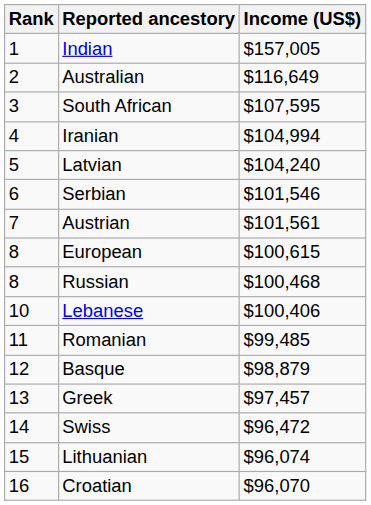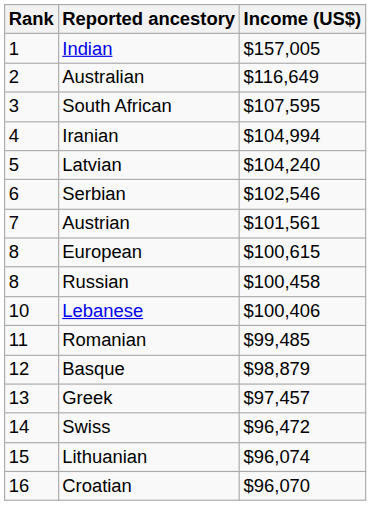(282, 194) $101,546 -> (282, 194) $102,546
(282, 281) $100,468 -> (282, 281) $100,458
